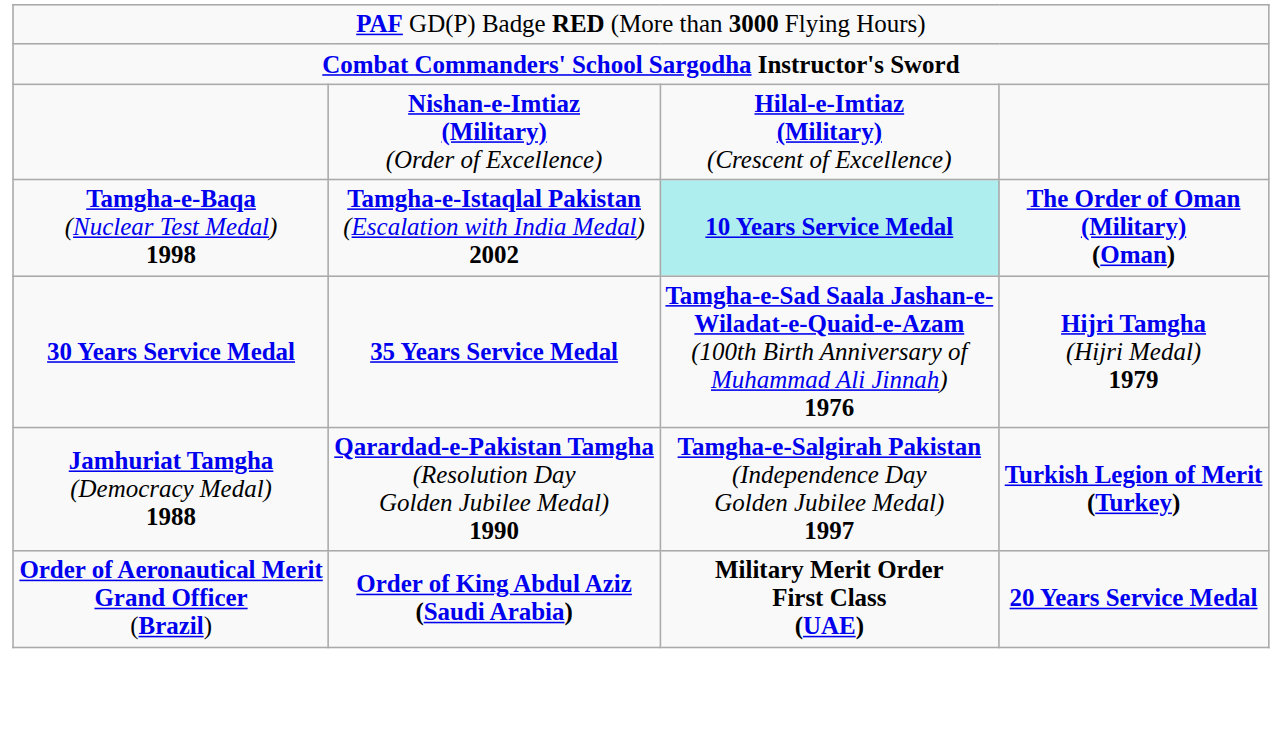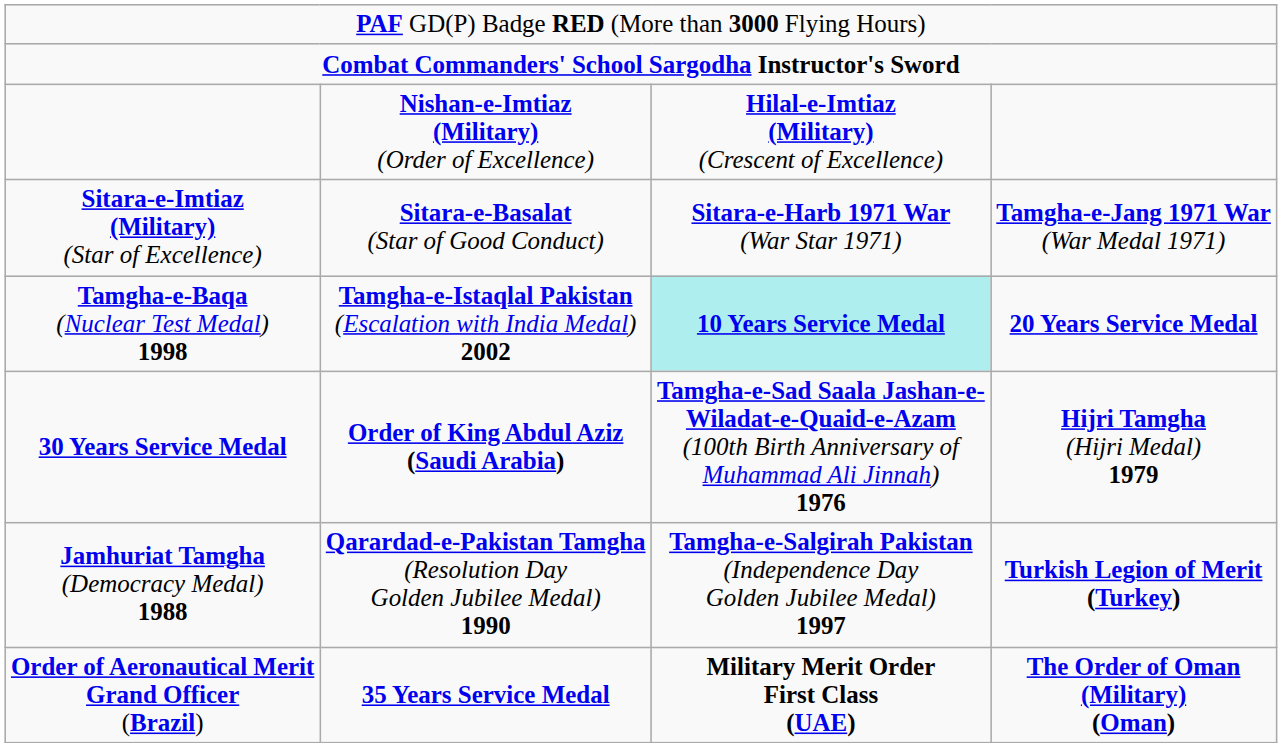+ row: (163, 227)
(1134, 227) The Order of Oman (Military) (Oman) -> (1134, 323) 20 Years Service Medal
(494, 351) 35 Years Service Medal -> (486, 446) Order of King Abdul Aziz (Saudi Arabia)
(494, 598) Order of King Abdul Aziz (Saudi Arabia) -> (486, 694) 35 Years Service Medal
(1134, 598) 20 Years Service Medal -> (1134, 694) The Order of Oman (Military) (Oman)
